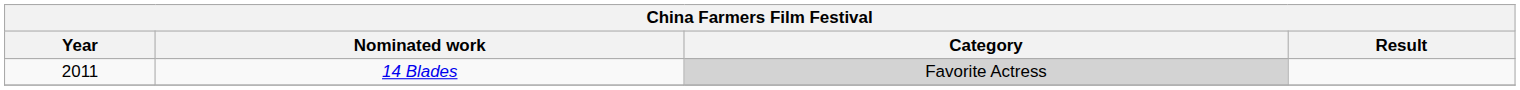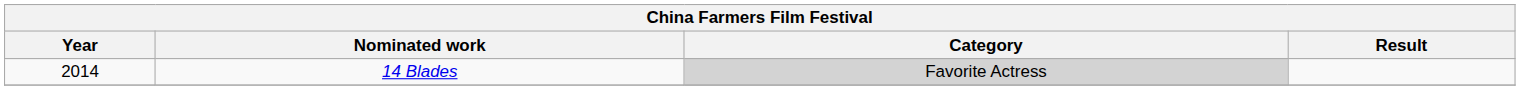(80, 71) 2011 -> (80, 71) 2014
